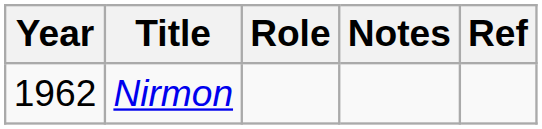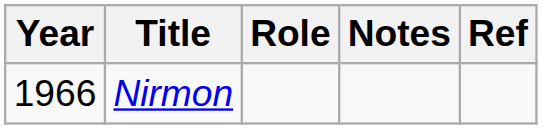(55, 92) 1962 -> (55, 92) 1966
